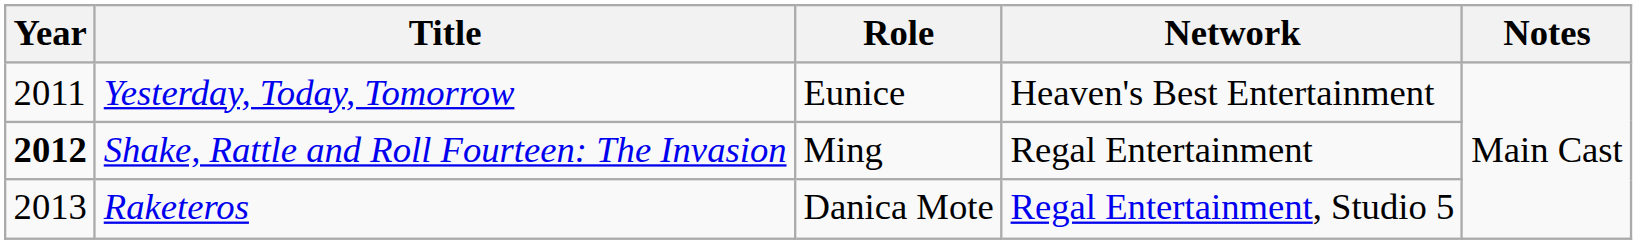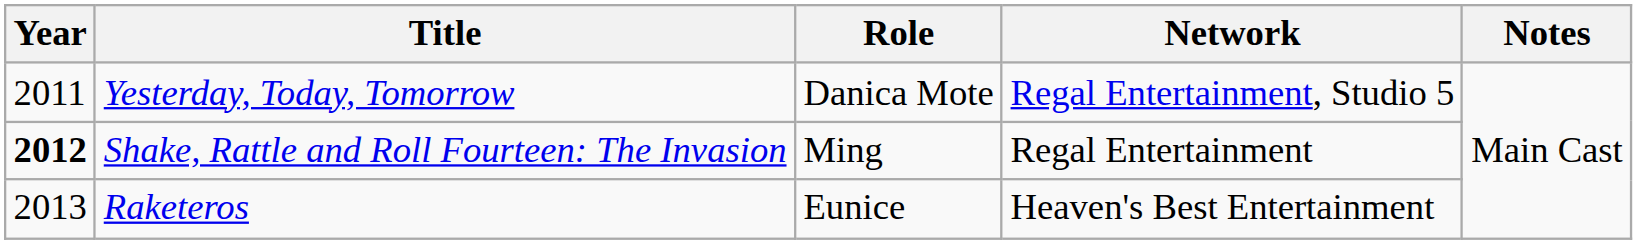(854, 91) Eunice -> (899, 91) Danica Mote
(1222, 91) Heaven's Best Entertainment -> (1232, 91) Regal Entertainment, Studio 5
(899, 207) Danica Mote -> (854, 207) Eunice
(1232, 207) Regal Entertainment, Studio 5 -> (1222, 207) Heaven's Best Entertainment
